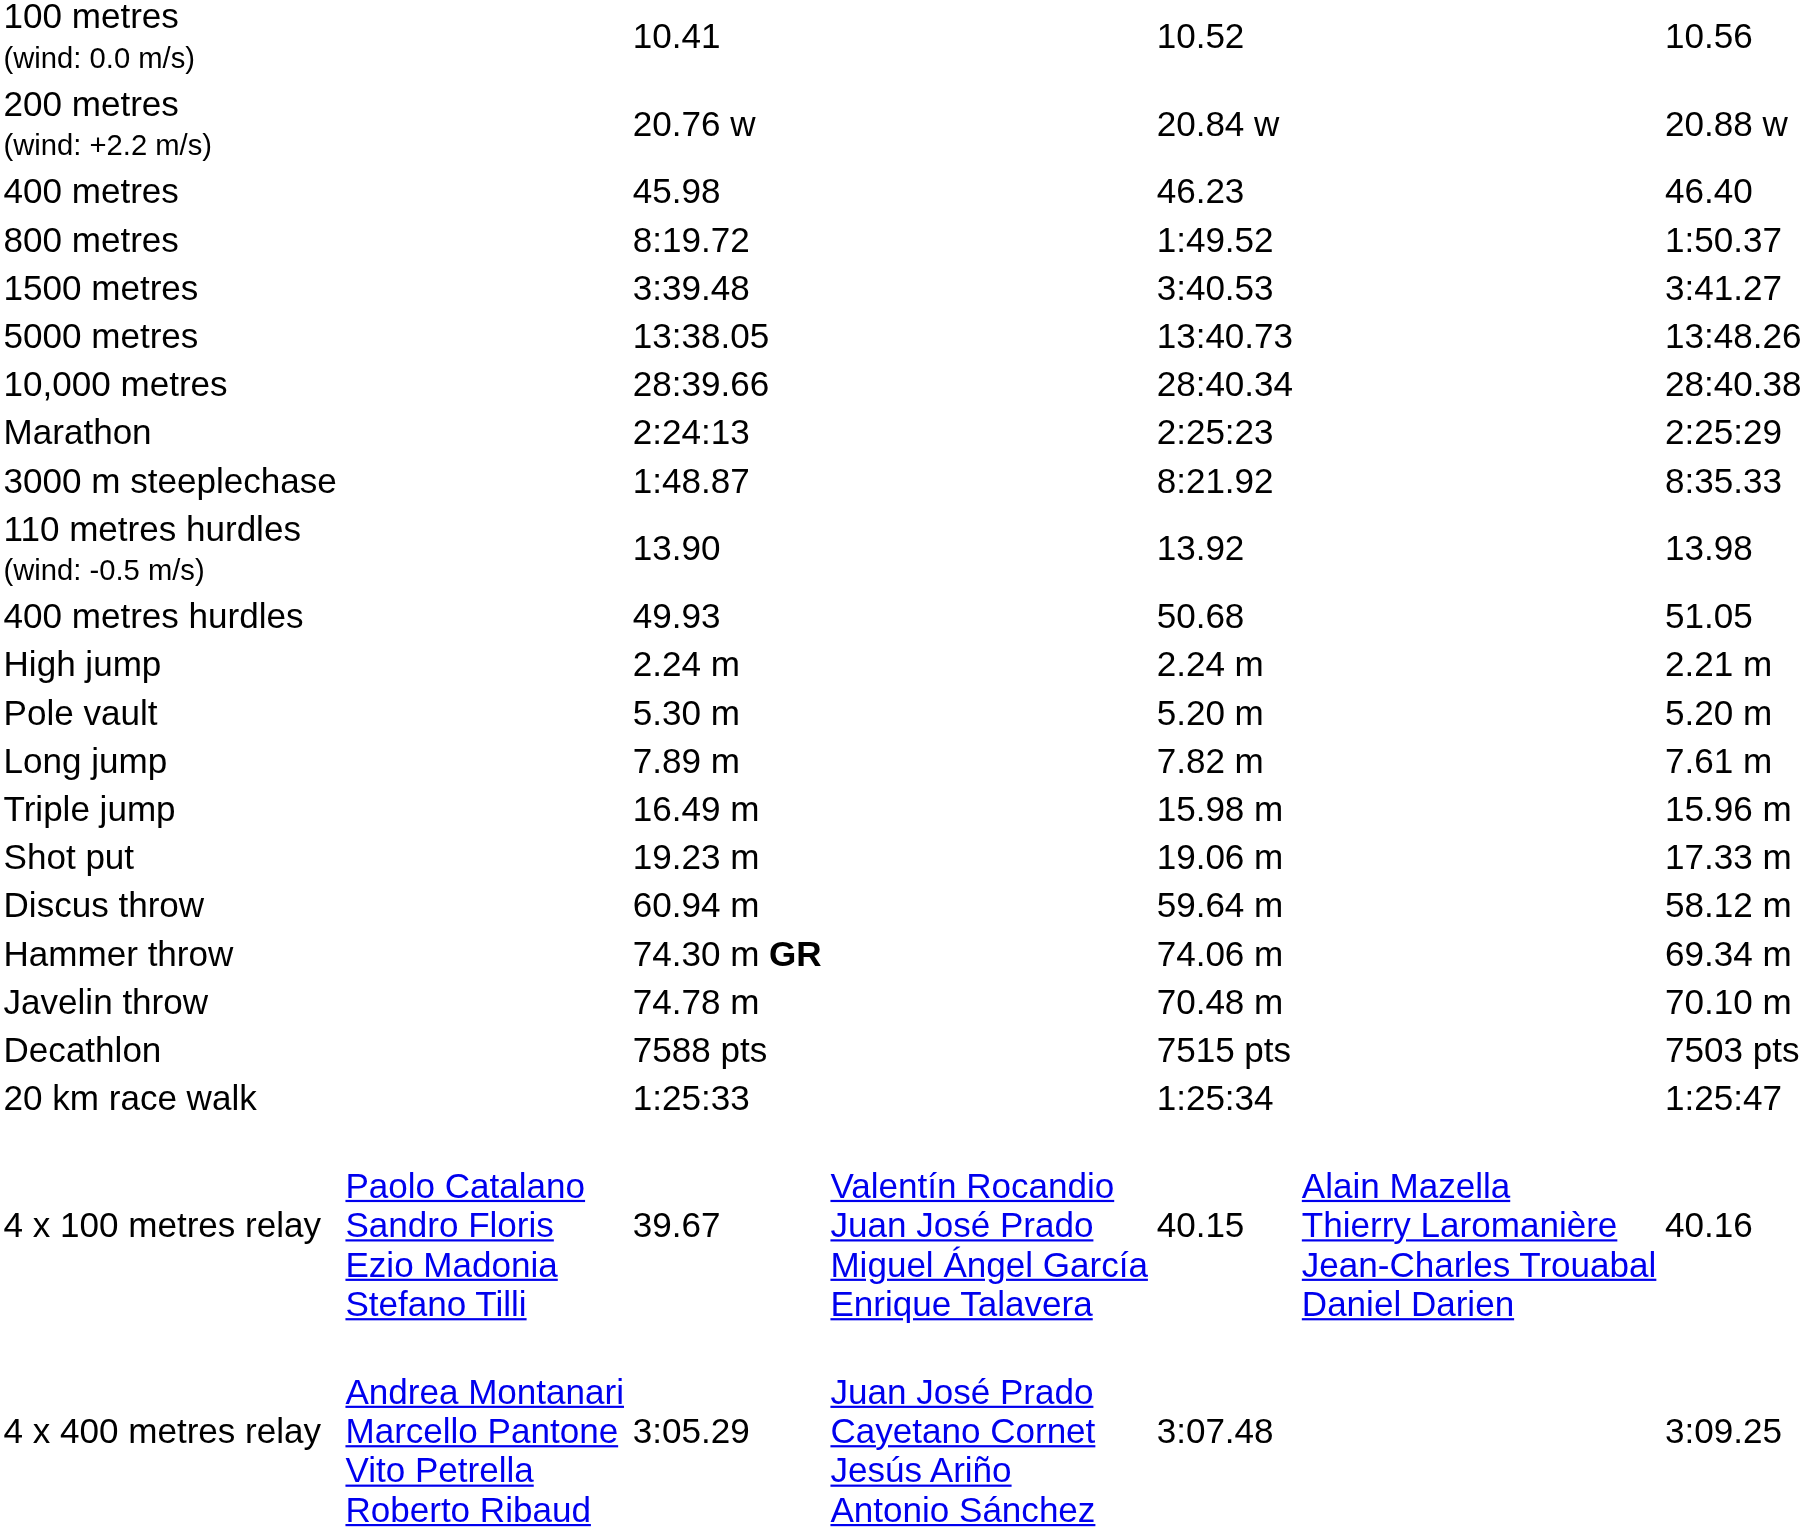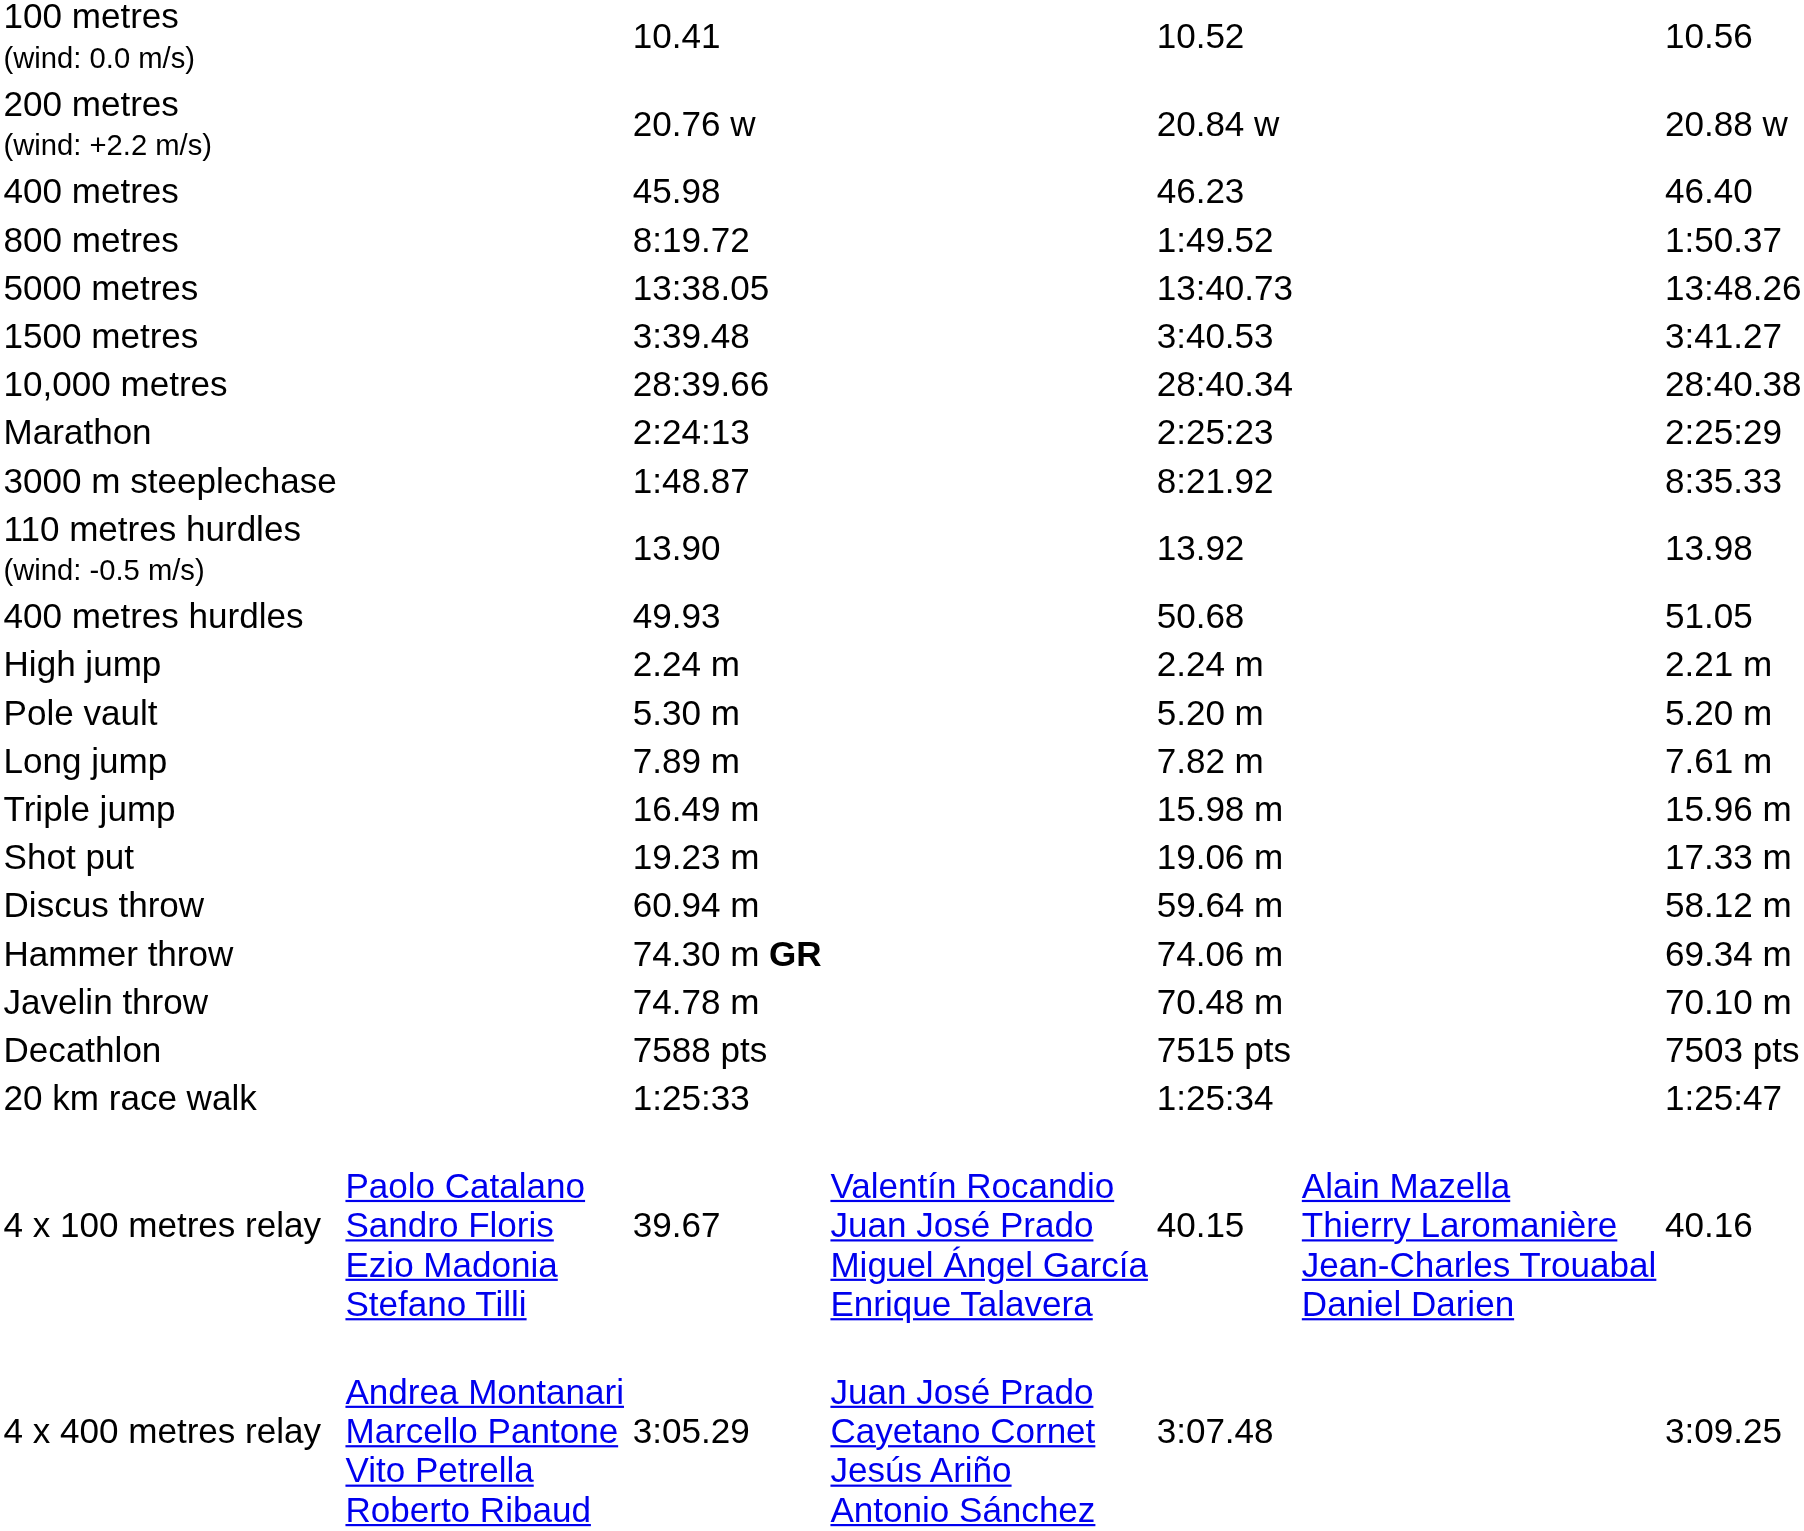rows swapped: (101, 288) <-> (101, 336)
